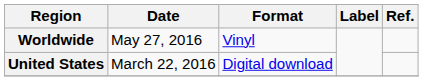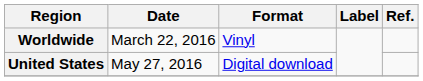(157, 40) May 27, 2016 -> (163, 40) March 22, 2016
(163, 64) March 22, 2016 -> (157, 64) May 27, 2016
